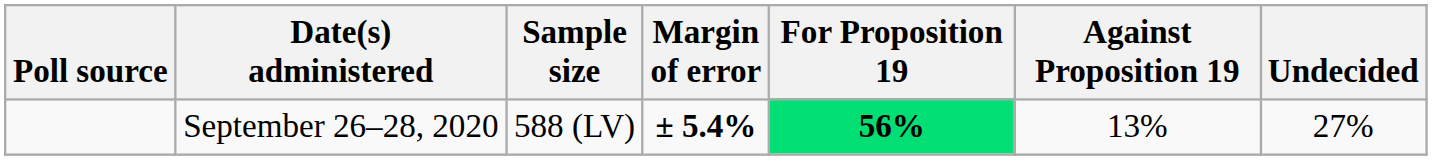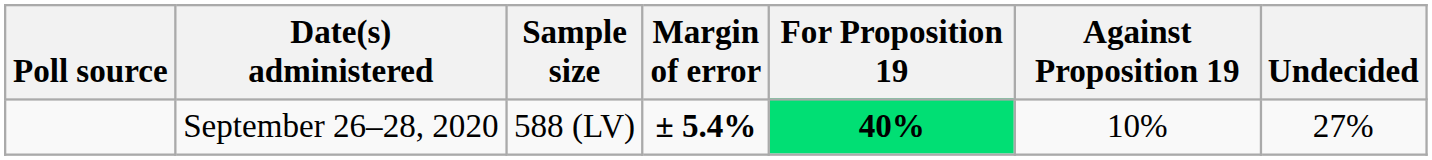(892, 125) 56% -> (892, 125) 40%
(1137, 125) 13% -> (1137, 125) 10%
